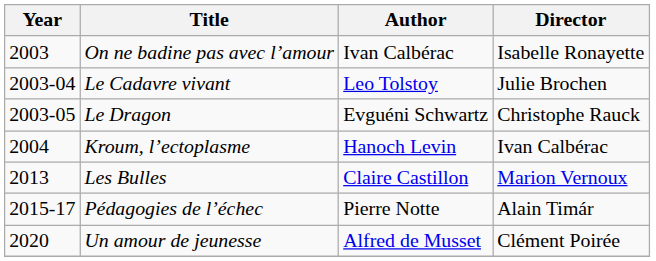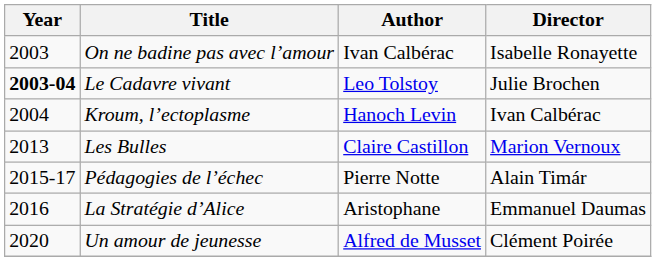(42, 83) normal -> (42, 83) bold
- row: (128, 114)
+ row: (164, 209)
